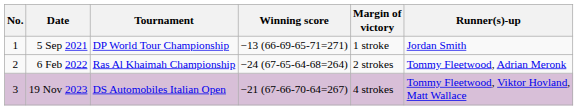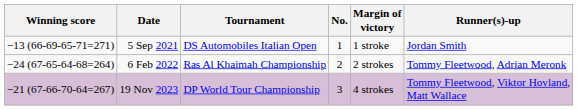columns swapped: (15, 20) <-> (294, 20)
(161, 45) DP World Tour Championship -> (250, 45) DS Automobiles Italian Open
(159, 89) DS Automobiles Italian Open -> (252, 89) DP World Tour Championship
